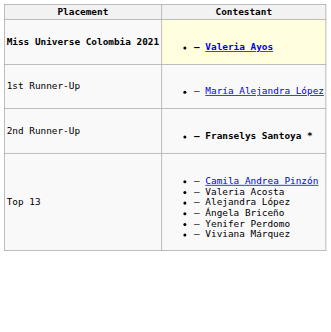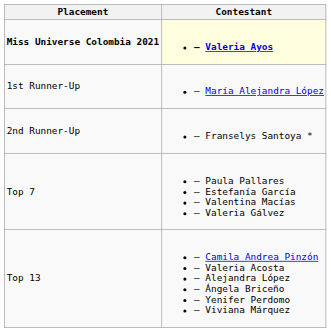(244, 137) bold -> (244, 137) normal
+ row: (21, 192)
